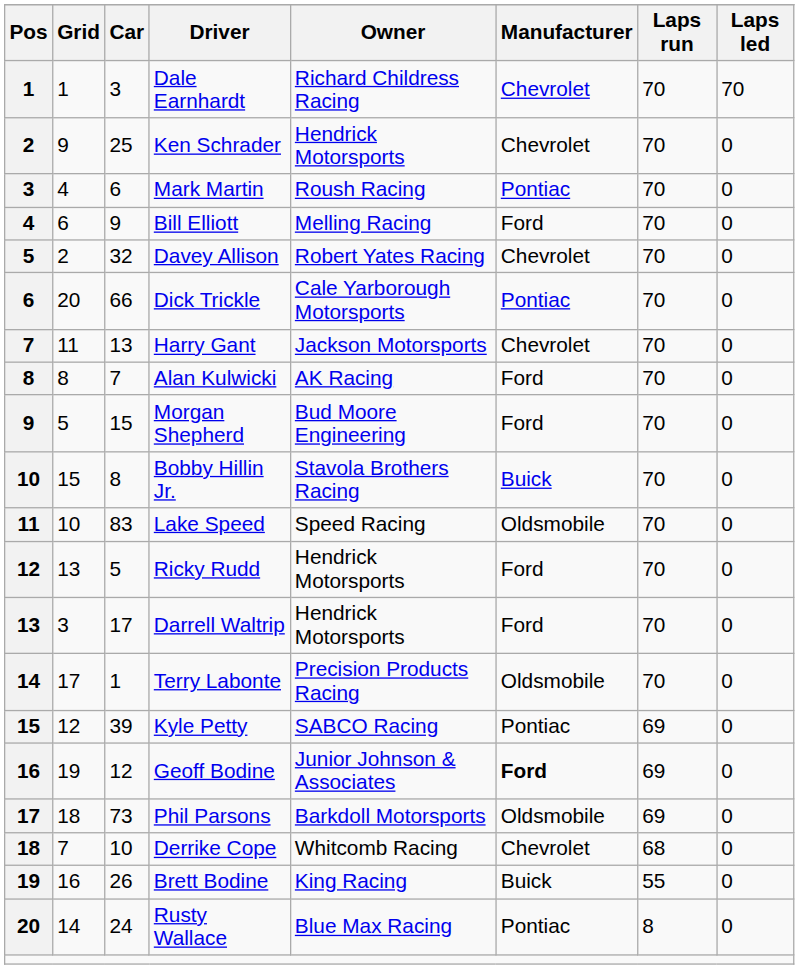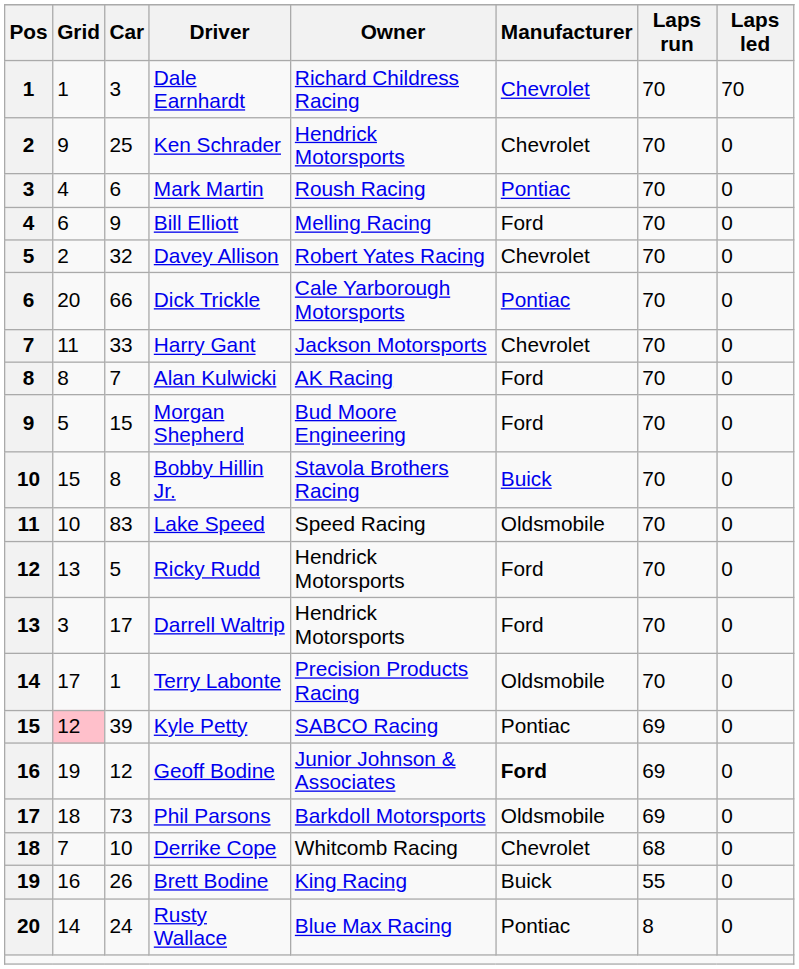(121, 345) 13 -> (121, 345) 33
(69, 726) no background -> (69, 726) pink background
